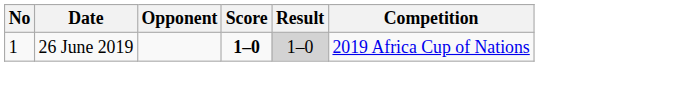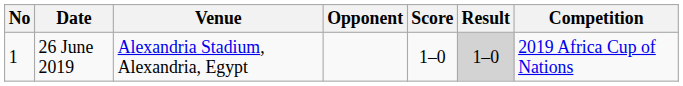+ column: (218, 18)
(247, 46) bold -> (432, 56) normal
